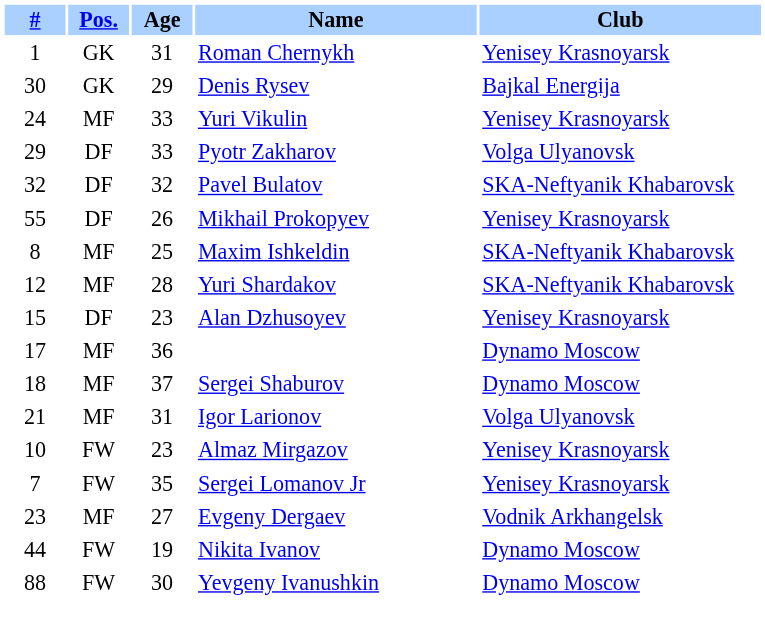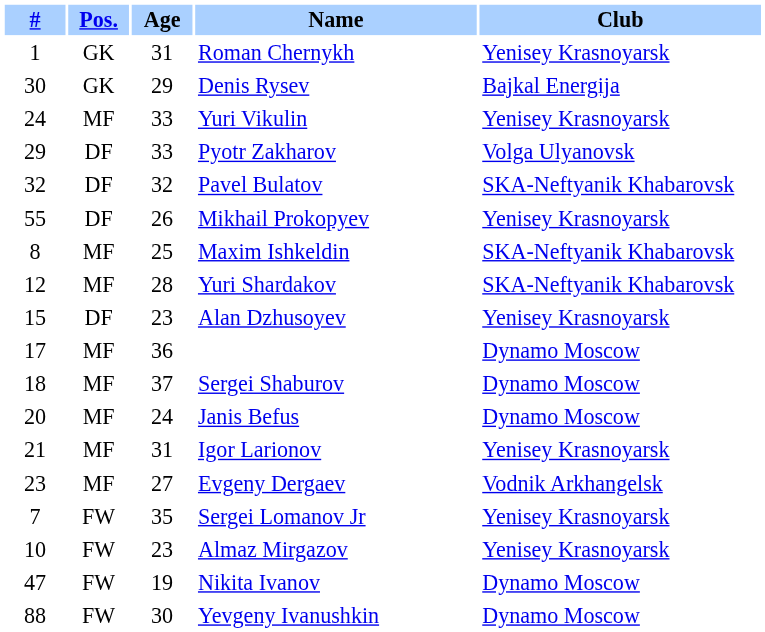+ row: (249, 417)
(558, 417) Volga Ulyanovsk -> (576, 450) Yenisey Krasnoyarsk
rows swapped: (272, 516) <-> (273, 450)
(35, 549) 44 -> (35, 582) 47
